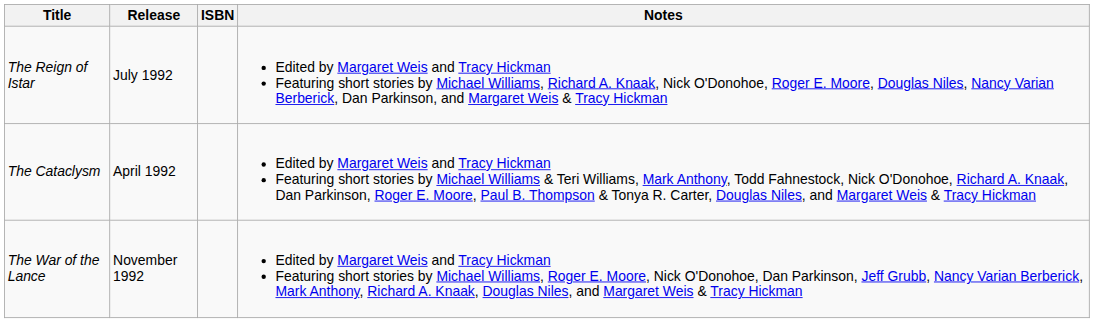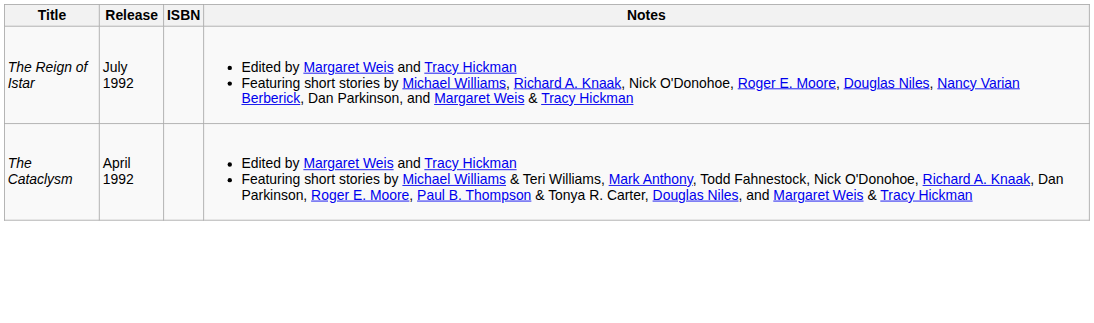- row: (54, 268)
